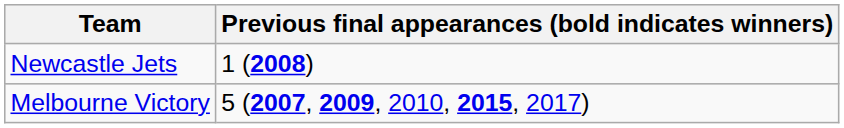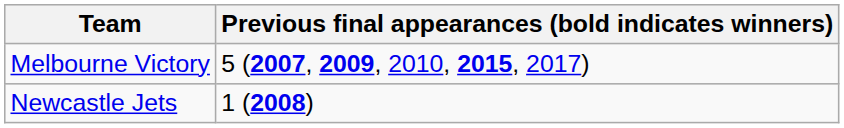rows swapped: (94, 63) <-> (110, 102)
